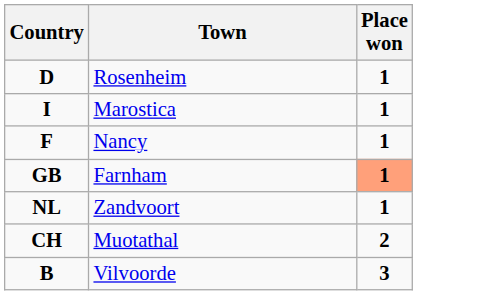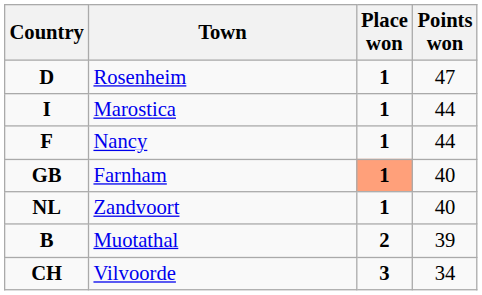+ column: (445, 32)
(47, 240) CH -> (47, 240) B
(47, 273) B -> (47, 273) CH
